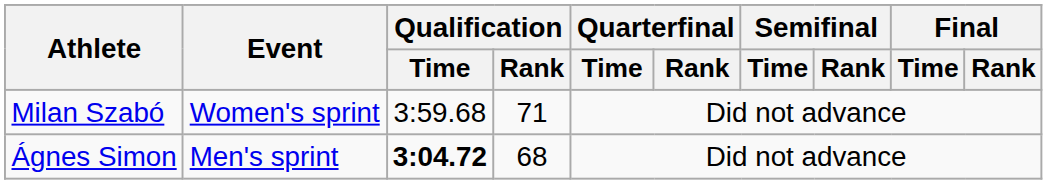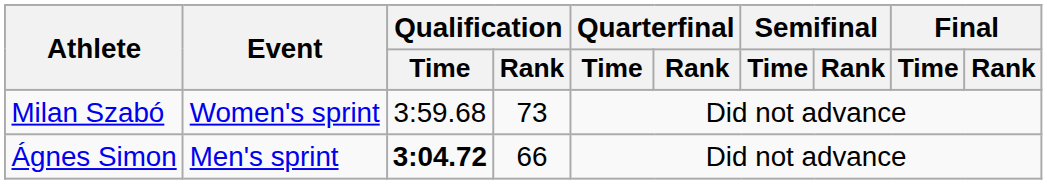(532, 113) 71 -> (532, 113) 73
(532, 157) 68 -> (532, 157) 66
